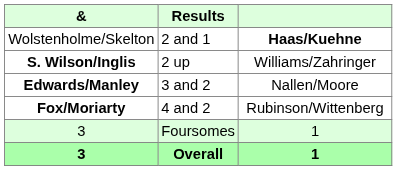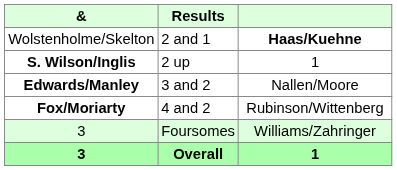(315, 62) Williams/Zahringer -> (315, 62) 1
(315, 131) 1 -> (315, 131) Williams/Zahringer
